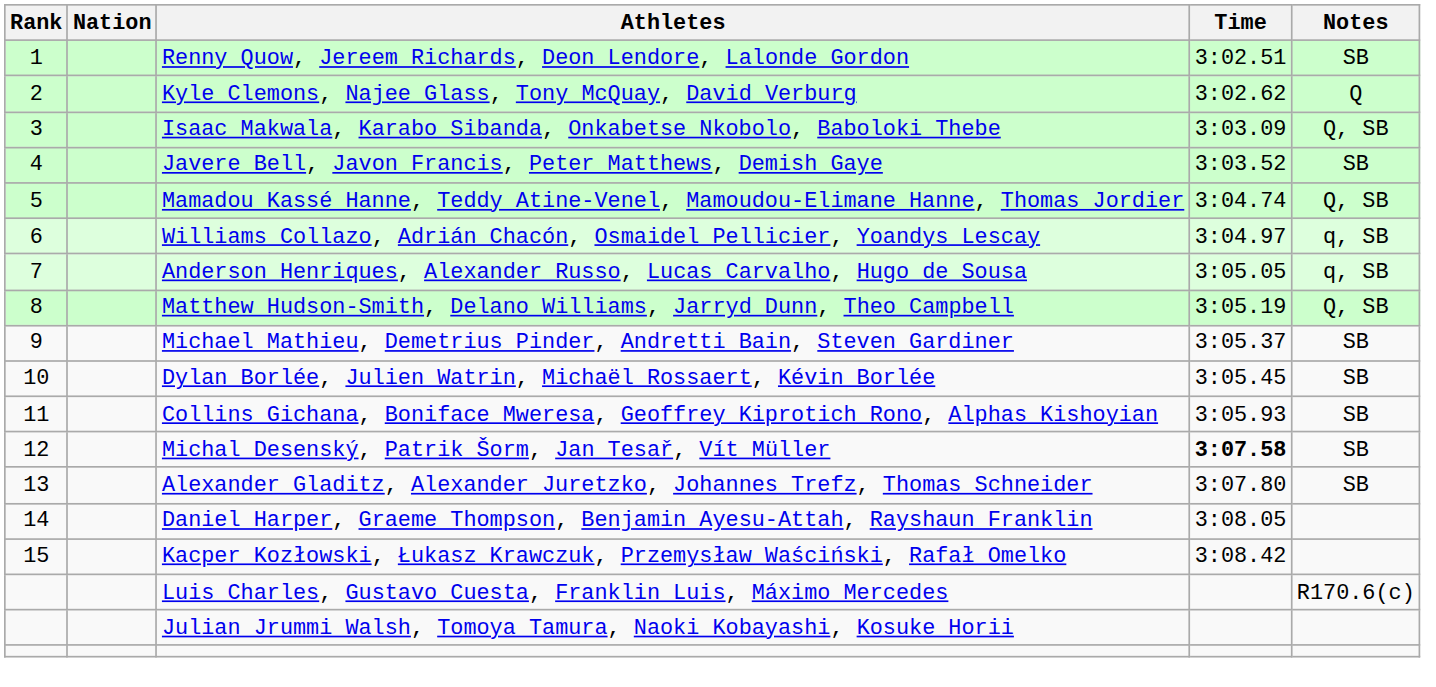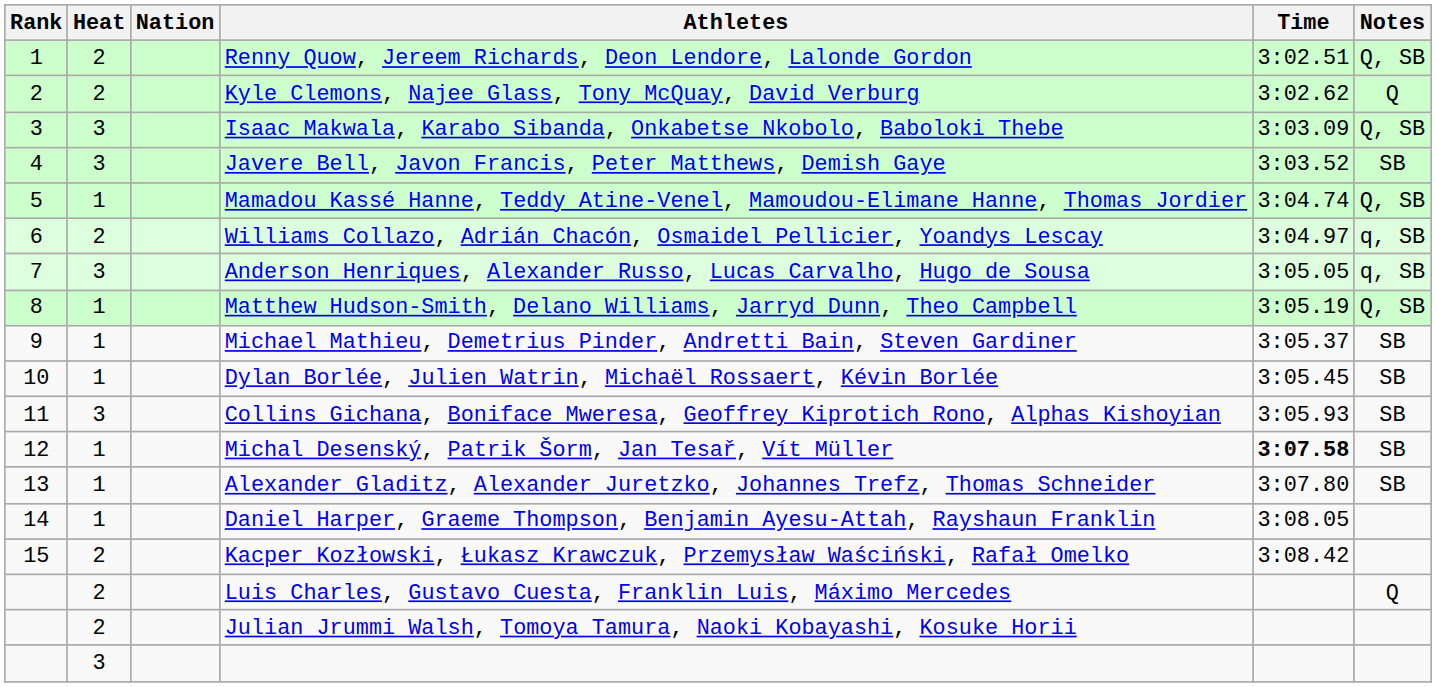+ column: (99, 23)
(1356, 58) SB -> (1392, 58) Q, SB
(1356, 592) R170.6(c) -> (1392, 592) Q
